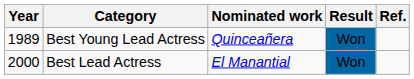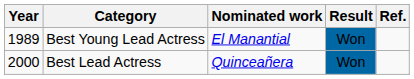(252, 38) Quinceañera -> (251, 38) El Manantial
(251, 61) El Manantial -> (252, 61) Quinceañera
